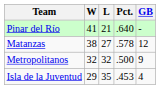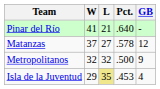(92, 44) 38 -> (92, 44) 37
(106, 76) no background -> (106, 76) khaki background
